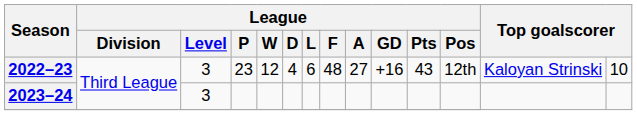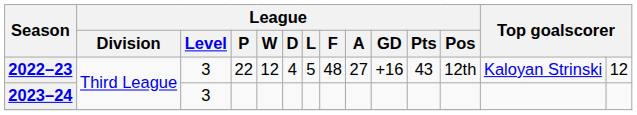(244, 69) 23 -> (244, 69) 22
(311, 69) 6 -> (311, 69) 5
(619, 69) 10 -> (619, 69) 12
